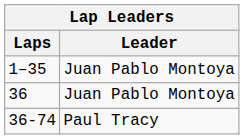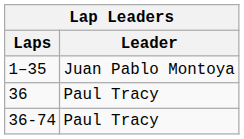(149, 95) Juan Pablo Montoya -> (111, 95) Paul Tracy
